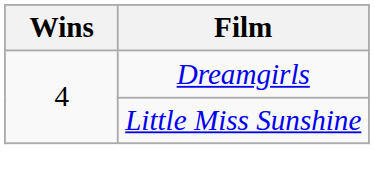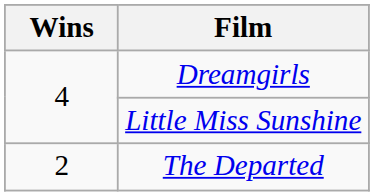+ row: (243, 166)
